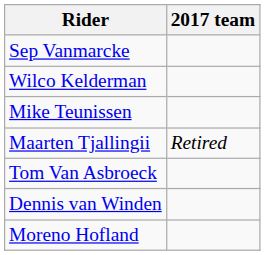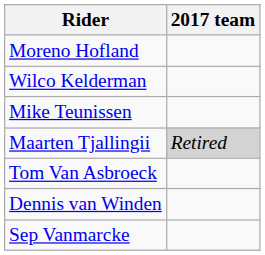rows swapped: (74, 234) <-> (69, 50)
(199, 142) no background -> (199, 142) lightgrey background
